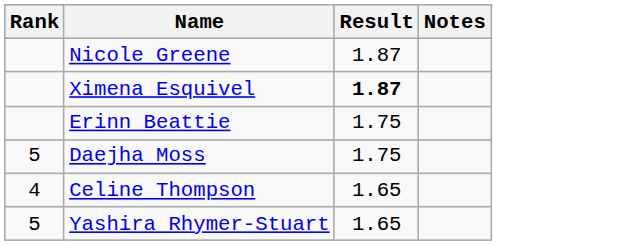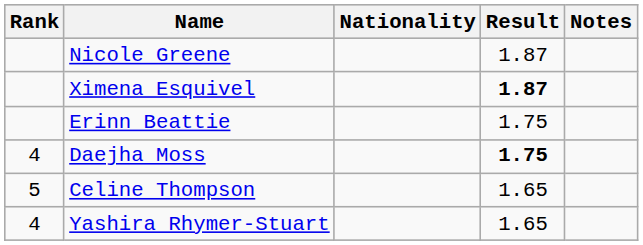+ column: (408, 22)
(35, 156) 5 -> (35, 156) 4
(377, 156) normal -> (523, 156) bold
(35, 190) 4 -> (35, 190) 5
(35, 224) 5 -> (35, 224) 4
